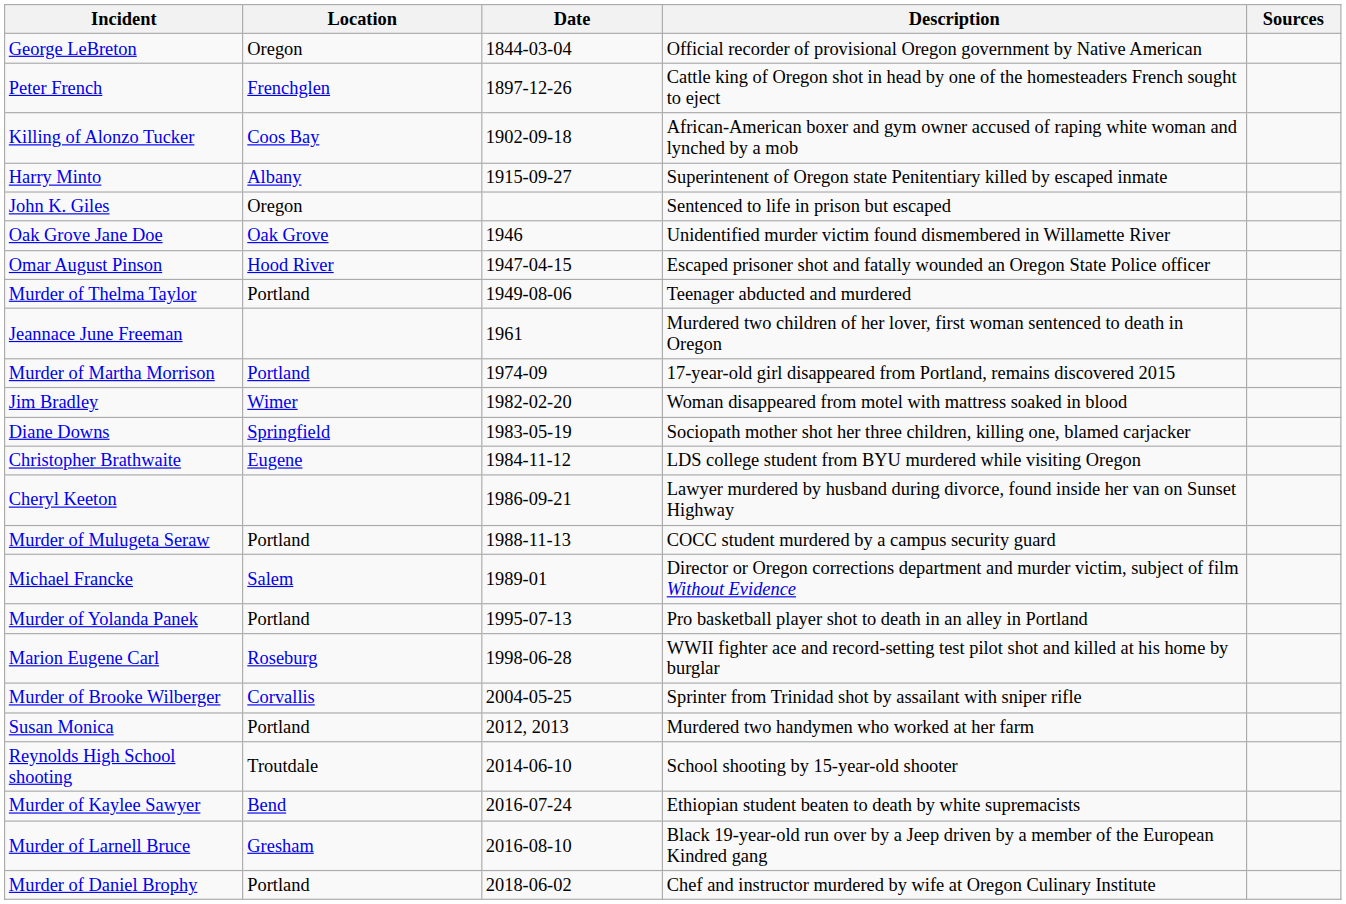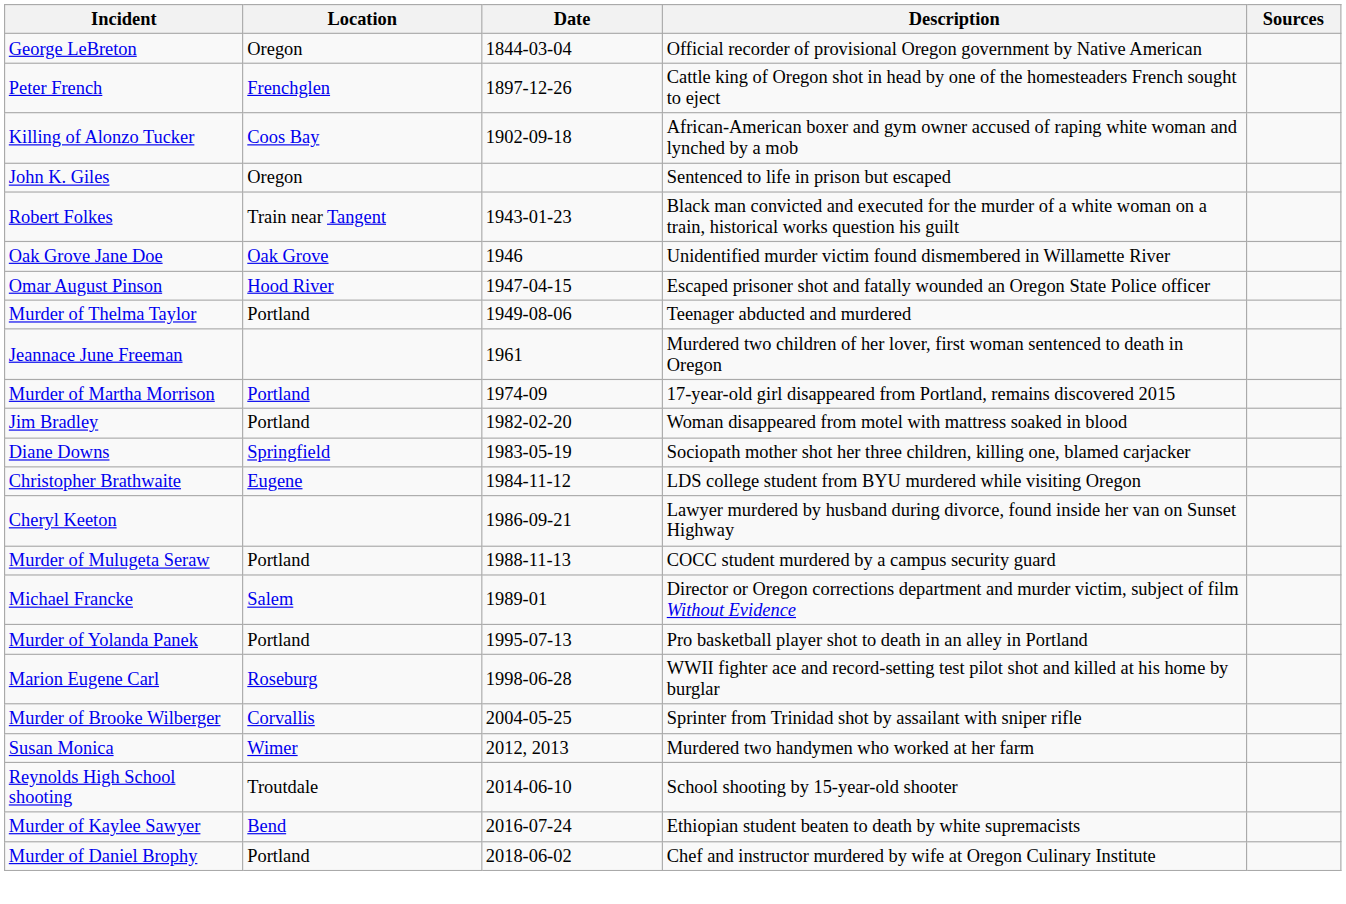- row: (55, 177)
+ row: (61, 216)
(272, 402) Wimer -> (278, 422) Portland
(278, 726) Portland -> (272, 747) Wimer
- row: (100, 845)
